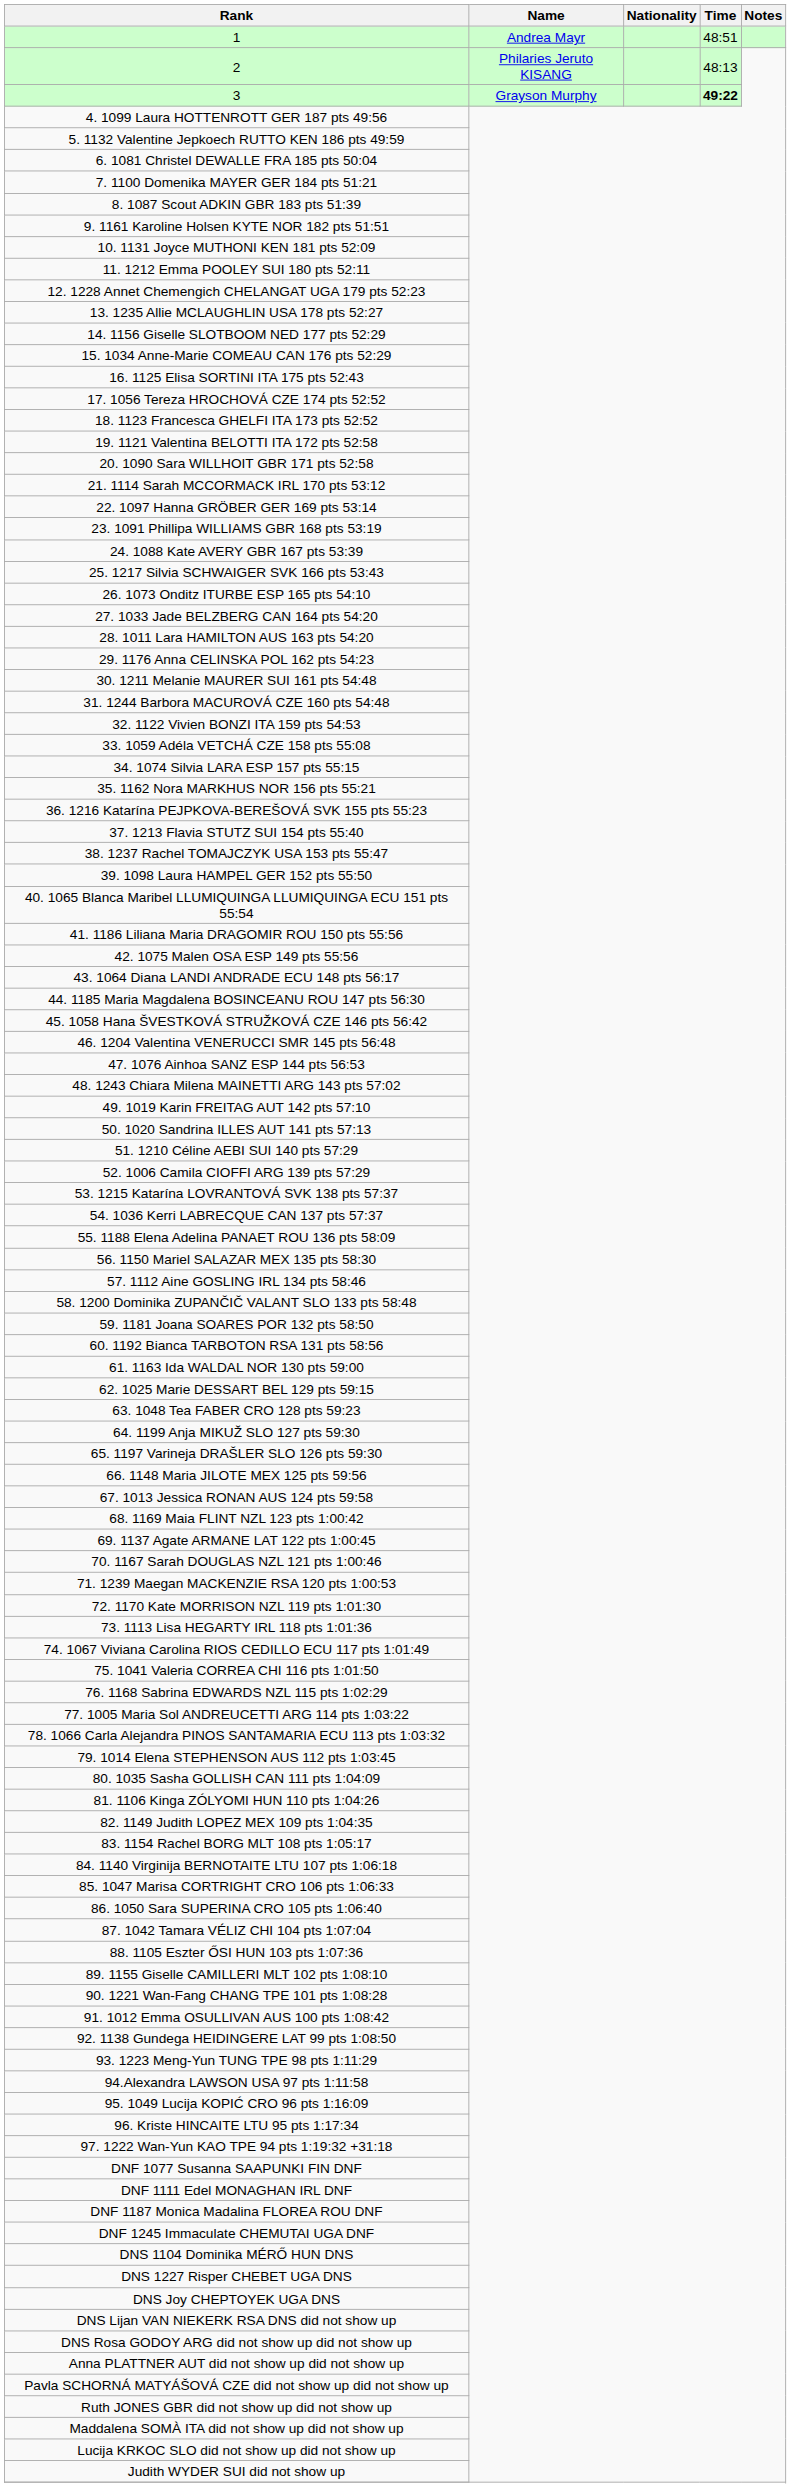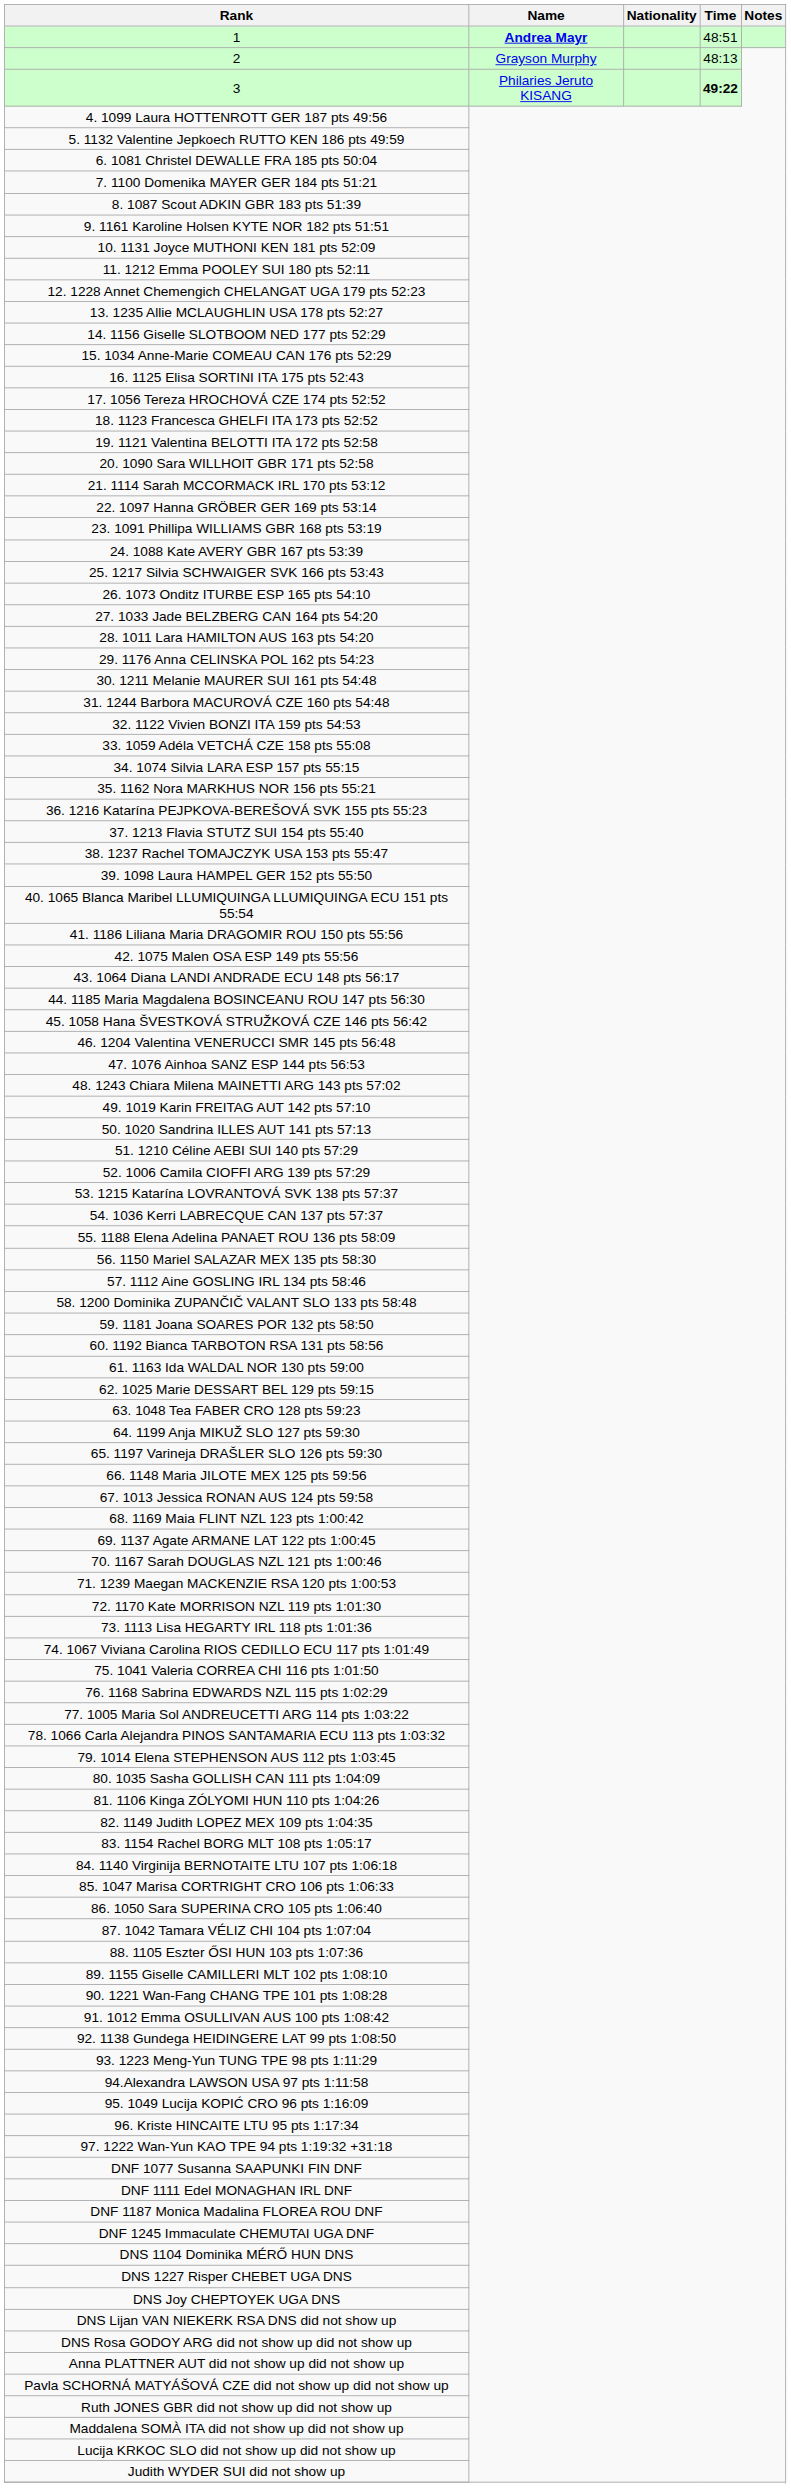(546, 37) normal -> (546, 37) bold
(546, 66) Philaries Jeruto KISANG -> (546, 59) Grayson Murphy
(546, 96) Grayson Murphy -> (546, 88) Philaries Jeruto KISANG
